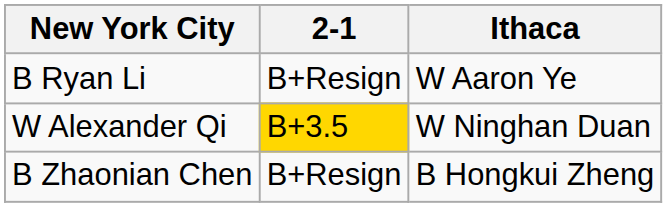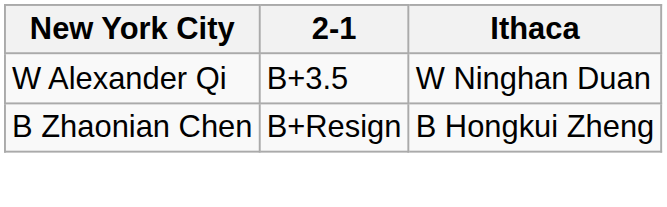- row: (79, 77)
(307, 126) gold background -> (307, 77) no background
